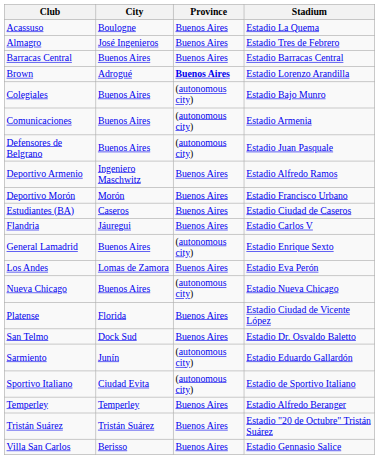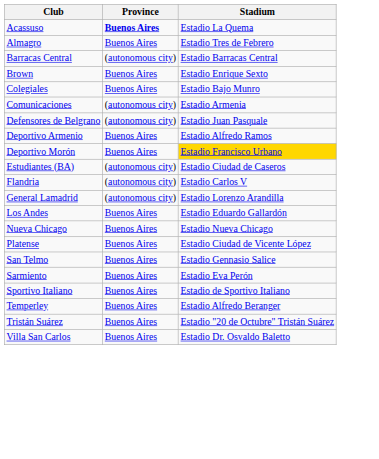- column: (134, 12)
(202, 27) normal -> (132, 27) bold
(202, 58) Buenos Aires -> (140, 58) (autonomous city)
(203, 74) bold -> (131, 74) normal
(298, 74) Estadio Lorenzo Arandilla -> (224, 74) Estadio Enrique Sexto
(201, 95) (autonomous city) -> (131, 89) Buenos Aires
(297, 195) no background -> (231, 151) gold background
(202, 210) Buenos Aires -> (140, 167) (autonomous city)
(202, 226) Buenos Aires -> (140, 182) (autonomous city)
(290, 247) Estadio Enrique Sexto -> (232, 197) Estadio Lorenzo Arandilla
(282, 268) Estadio Eva Perón -> (234, 213) Estadio Eduardo Gallardón
(201, 289) (autonomous city) -> (131, 228) Buenos Aires
(301, 336) Estadio Dr. Osvaldo Baletto -> (228, 259) Estadio Gennasio Salice
(201, 357) (autonomous city) -> (131, 275) Buenos Aires
(299, 357) Estadio Eduardo Gallardón -> (217, 275) Estadio Eva Perón
(201, 384) (autonomous city) -> (131, 290) Buenos Aires
(294, 447) Estadio Gennasio Salice -> (235, 337) Estadio Dr. Osvaldo Baletto
